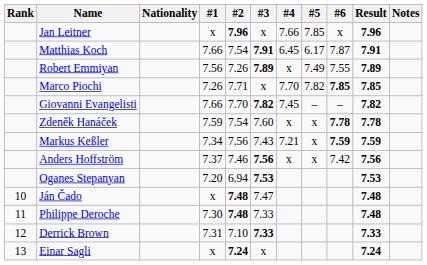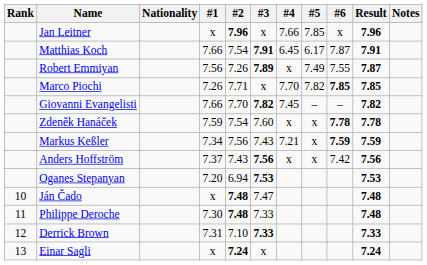(371, 68) 7.89 -> (371, 68) 7.87
(238, 159) 7.46 -> (238, 159) 7.43
